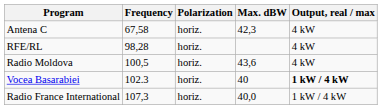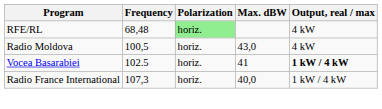- row: (27, 29)
(137, 46) 98,28 -> (137, 29) 68,48
(190, 46) no background -> (190, 29) lightgreen background
(247, 63) 43,6 -> (247, 46) 43,0
(137, 79) 102.3 -> (137, 63) 102.5
(243, 79) 40 -> (243, 63) 41
